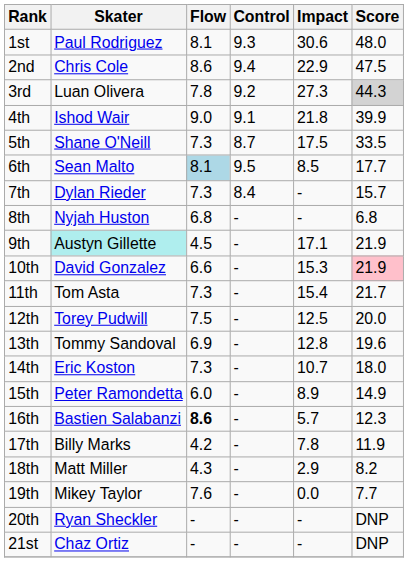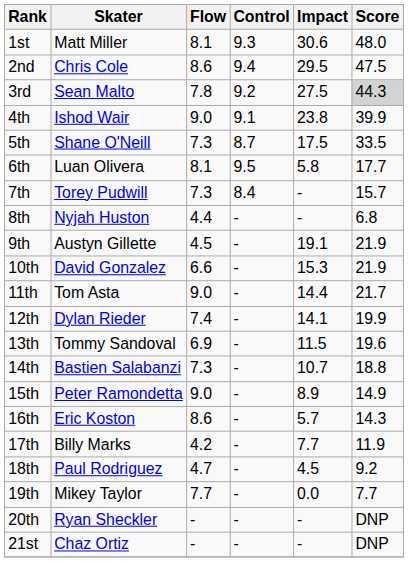(108, 42) Paul Rodriguez -> (91, 42) Matt Miller
(312, 67) 22.9 -> (312, 67) 29.5
(99, 92) Luan Olivera -> (94, 92) Sean Malto
(312, 92) 27.3 -> (312, 92) 27.5
(312, 117) 21.8 -> (312, 117) 23.8
(94, 167) Sean Malto -> (99, 167) Luan Olivera
(201, 167) lightblue background -> (201, 167) no background
(308, 167) 8.5 -> (308, 167) 5.8
(100, 192) Dylan Rieder -> (101, 192) Torey Pudwill
(201, 218) 6.8 -> (201, 218) 4.4
(105, 243) paleturquoise background -> (105, 243) no background
(312, 243) 17.1 -> (312, 243) 19.1
(371, 268) pink background -> (371, 268) no background
(201, 293) 7.3 -> (201, 293) 9.0
(312, 293) 15.4 -> (312, 293) 14.4
(101, 318) Torey Pudwill -> (100, 318) Dylan Rieder
(201, 318) 7.5 -> (201, 318) 7.4
(312, 318) 12.5 -> (312, 318) 14.1
(371, 318) 20.0 -> (371, 318) 19.9
(312, 343) 12.8 -> (312, 343) 11.5
(95, 368) Eric Koston -> (118, 368) Bastien Salabanzi
(371, 368) 18.0 -> (371, 368) 18.8
(201, 393) 6.0 -> (201, 393) 9.0
(118, 419) Bastien Salabanzi -> (95, 419) Eric Koston
(201, 419) bold -> (201, 419) normal
(371, 419) 12.3 -> (371, 419) 14.3
(308, 444) 7.8 -> (308, 444) 7.7
(91, 469) Matt Miller -> (108, 469) Paul Rodriguez
(201, 469) 4.3 -> (201, 469) 4.7
(308, 469) 2.9 -> (308, 469) 4.5
(366, 469) 8.2 -> (366, 469) 9.2
(201, 494) 7.6 -> (201, 494) 7.7
